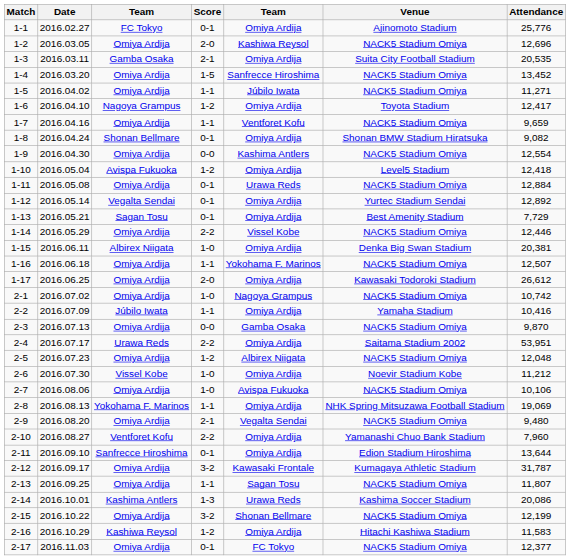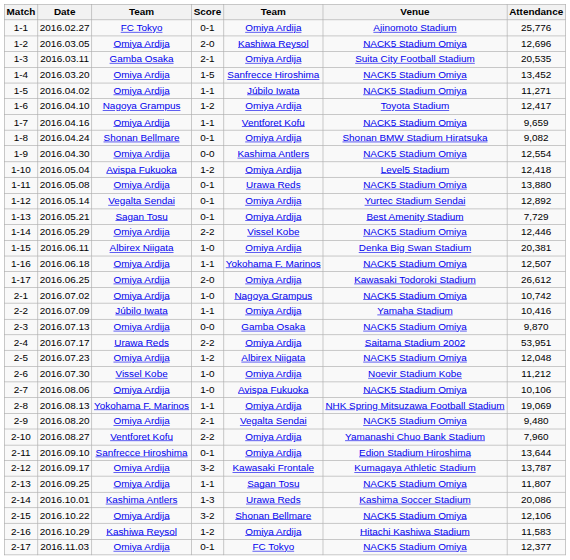(536, 185) 12,884 -> (536, 185) 13,880
(536, 468) 31,787 -> (536, 468) 13,787
(536, 515) 12,199 -> (536, 515) 12,106
